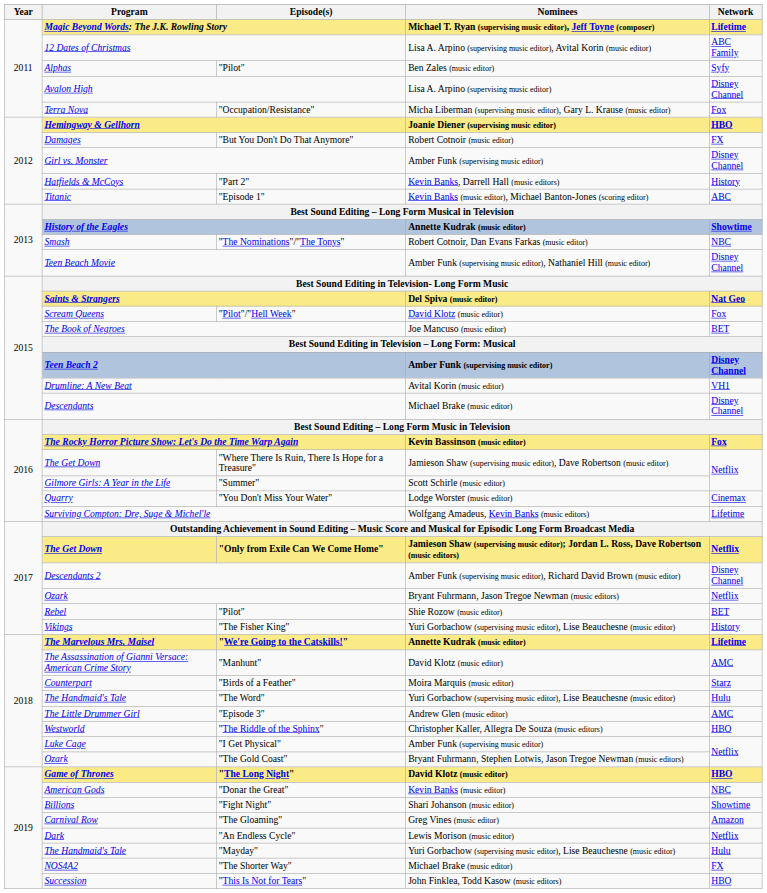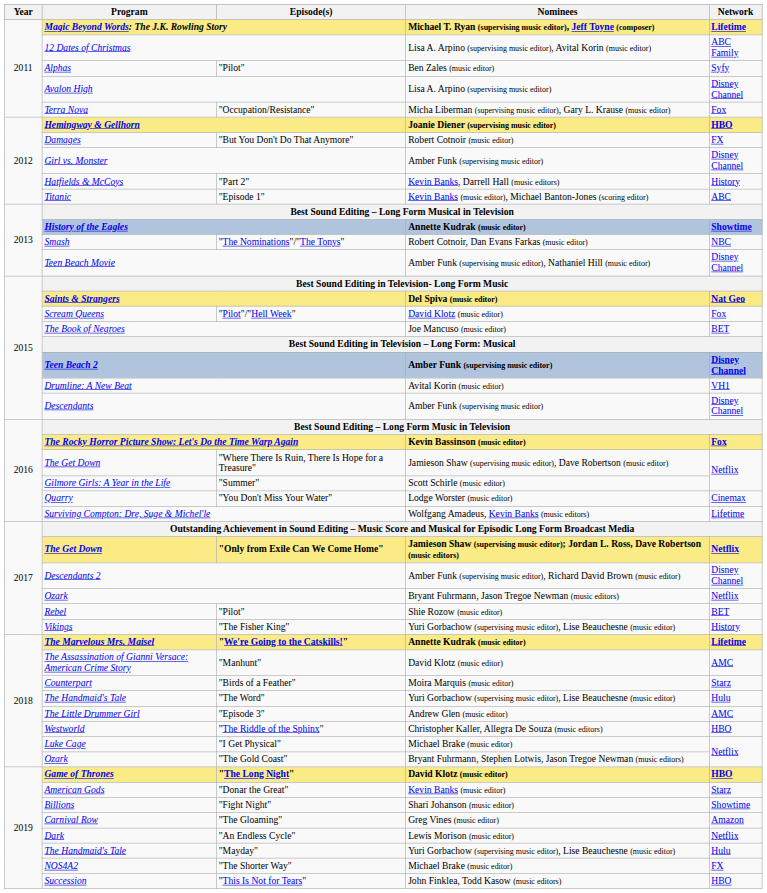(460, 406) Michael Brake (music editor) -> (476, 406) Amber Funk (supervising music editor)
(476, 744) Amber Funk (supervising music editor) -> (460, 744) Michael Brake (music editor)
(721, 790) NBC -> (721, 790) Starz
